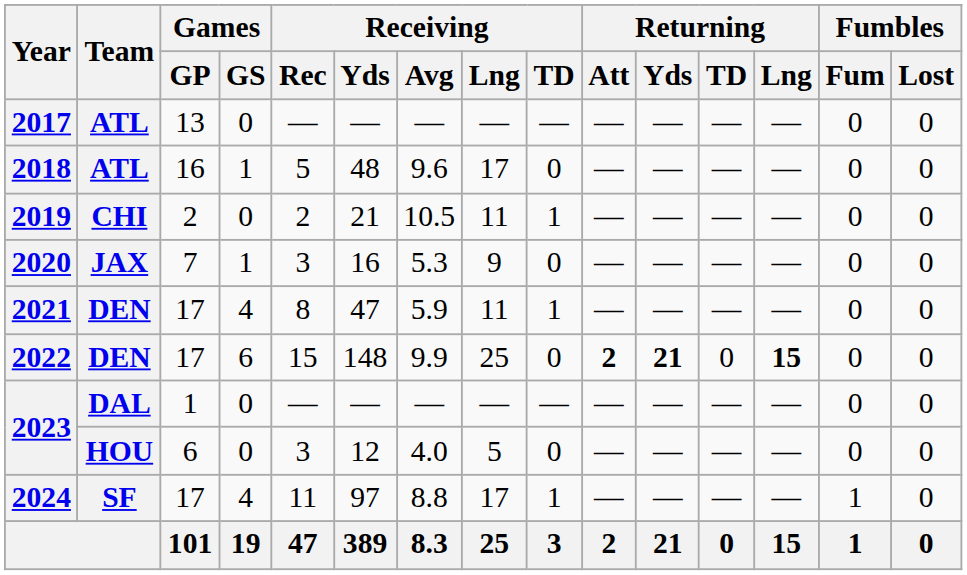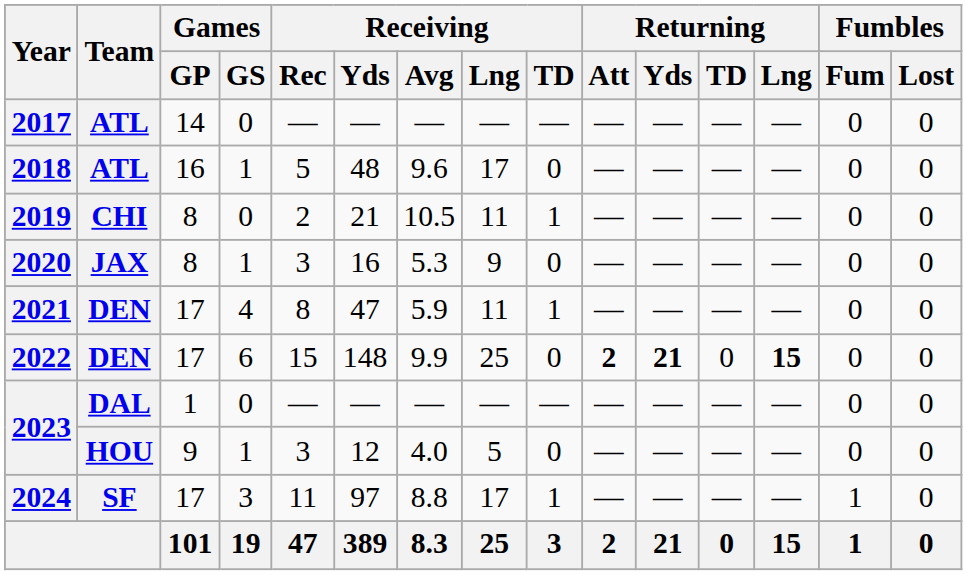(190, 121) 13 -> (190, 121) 14
(190, 215) 2 -> (190, 215) 8
(190, 262) 7 -> (190, 262) 8
(190, 450) 6 -> (190, 450) 9
(246, 450) 0 -> (246, 450) 1
(246, 497) 4 -> (246, 497) 3
